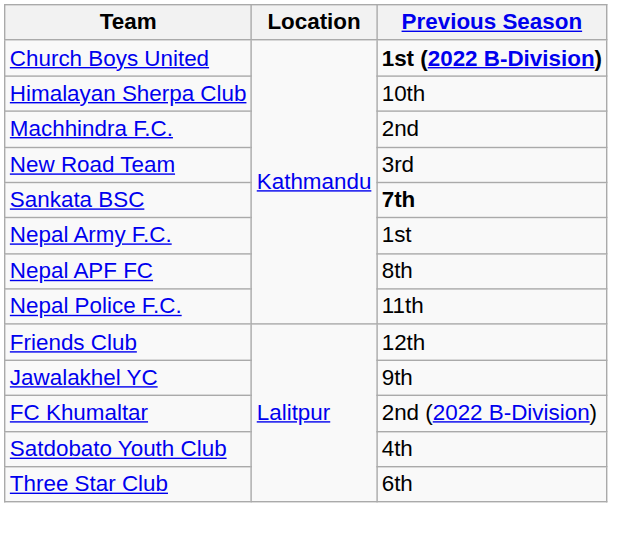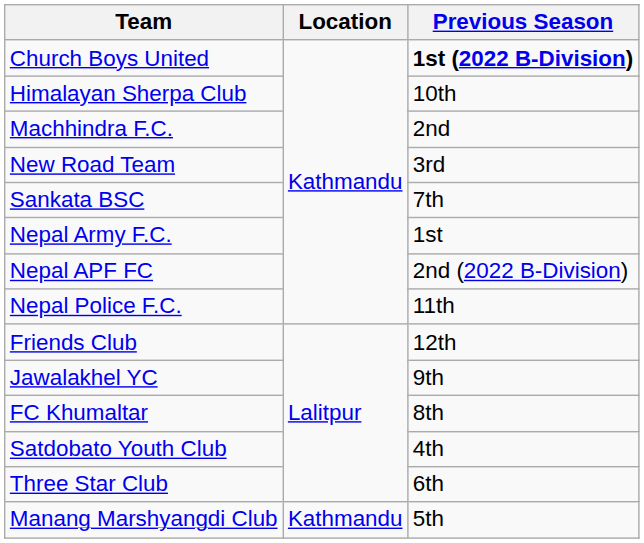(398, 199) bold -> (428, 199) normal
(397, 270) 8th -> (521, 270) 2nd (2022 B-Division)
(489, 413) 2nd (2022 B-Division) -> (428, 413) 8th
+ row: (144, 519)
